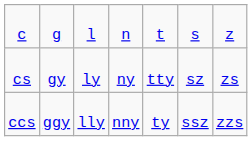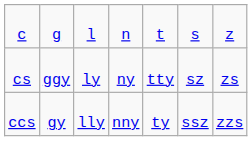(57, 79) gy -> (57, 79) ggy
(57, 123) ggy -> (57, 123) gy
